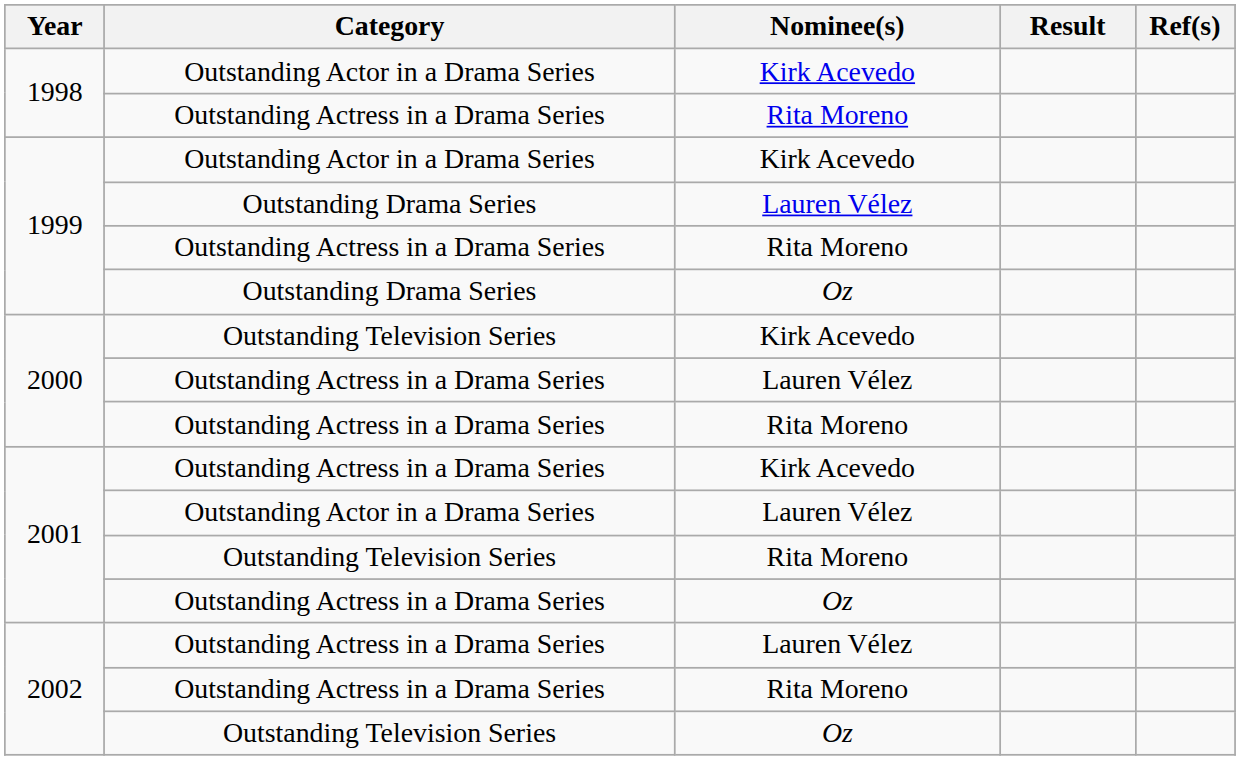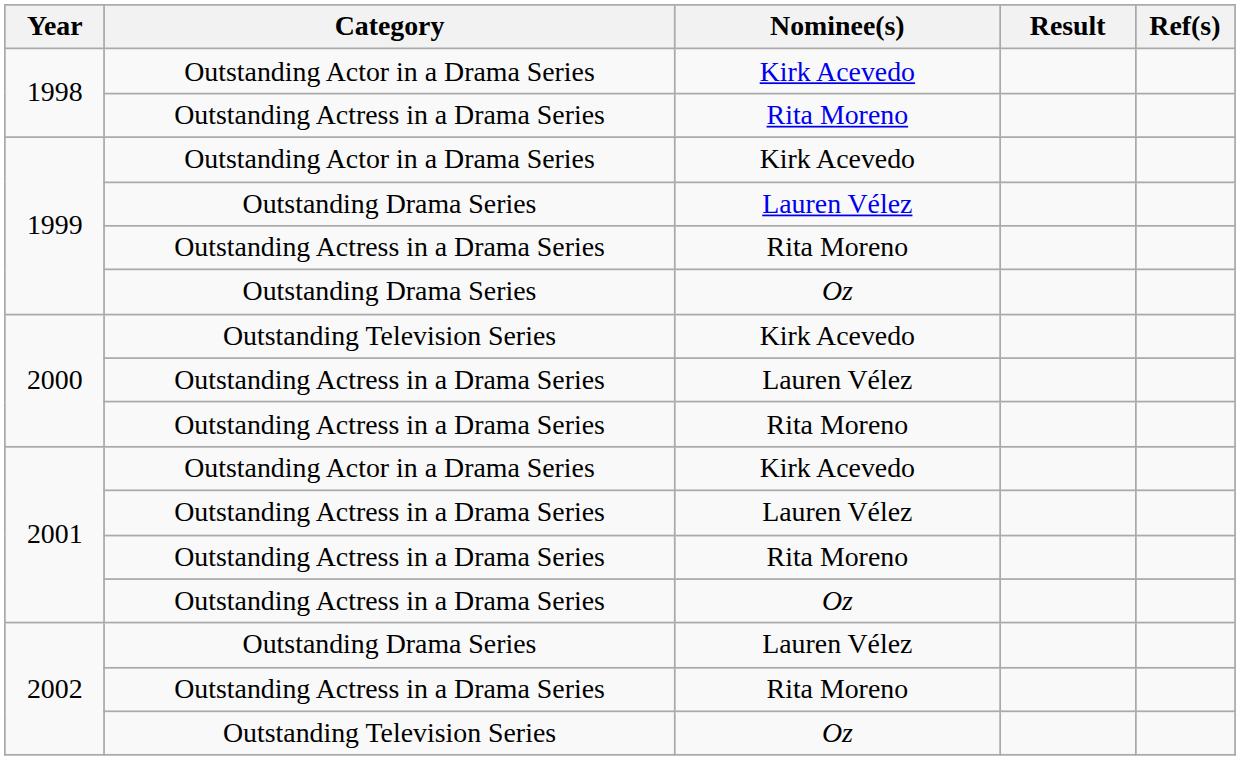(390, 468) Outstanding Actress in a Drama Series -> (390, 468) Outstanding Actor in a Drama Series
(390, 512) Outstanding Actor in a Drama Series -> (390, 512) Outstanding Actress in a Drama Series
(390, 556) Outstanding Television Series -> (390, 556) Outstanding Actress in a Drama Series
(390, 644) Outstanding Actress in a Drama Series -> (390, 644) Outstanding Drama Series
